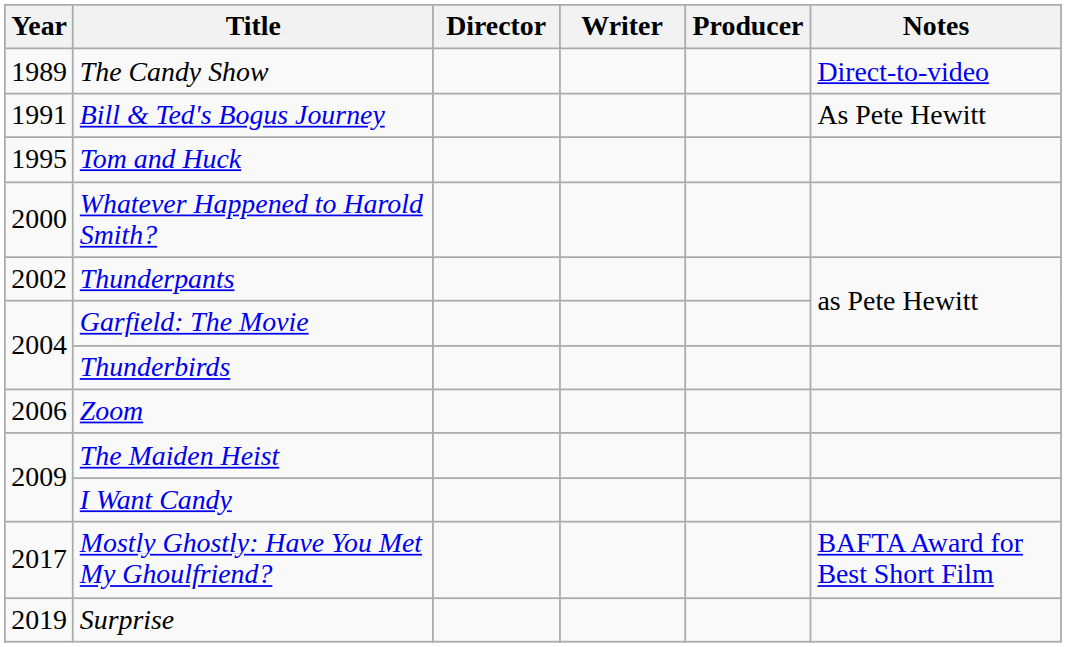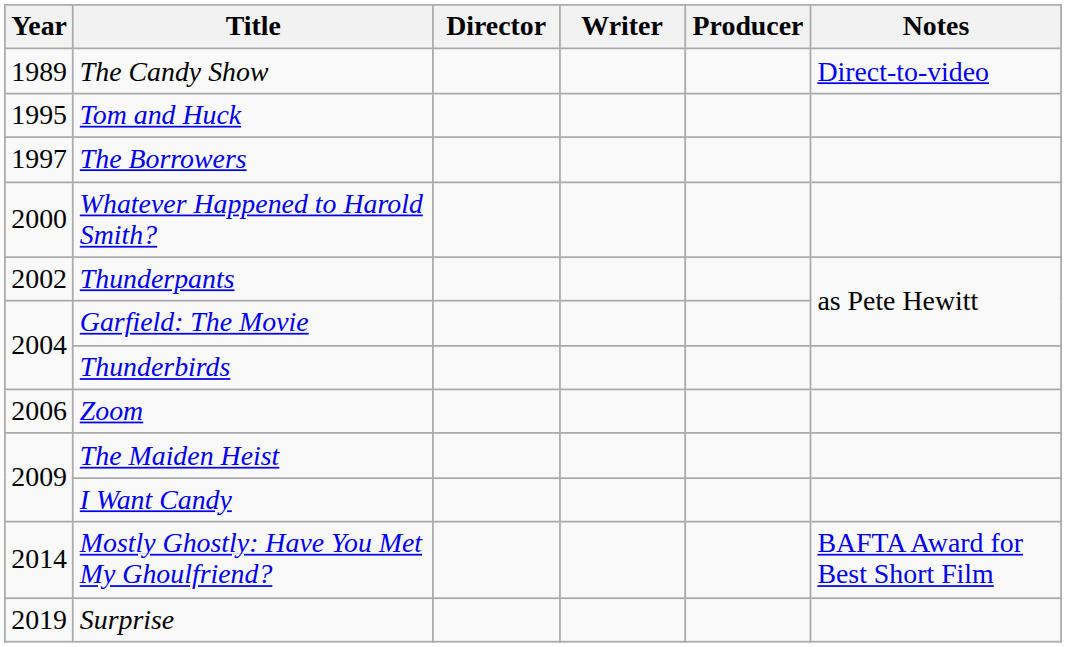- row: (232, 114)
+ row: (163, 159)
(39, 559) 2017 -> (39, 559) 2014
